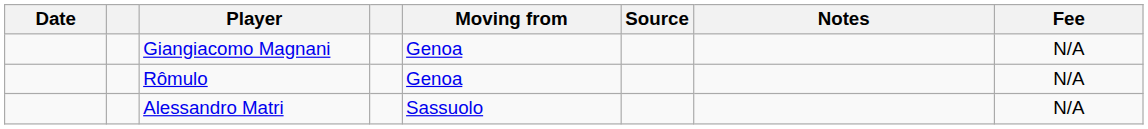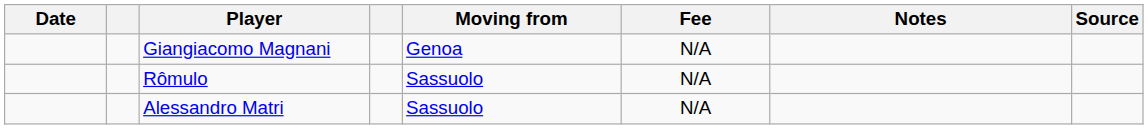columns swapped: (1069, 19) <-> (657, 19)
(434, 78) Genoa -> (445, 78) Sassuolo
